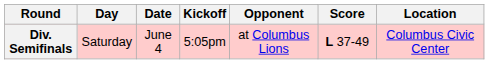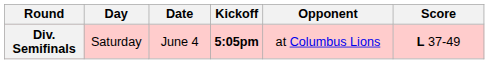- column: (430, 14)
(205, 41) normal -> (237, 41) bold
